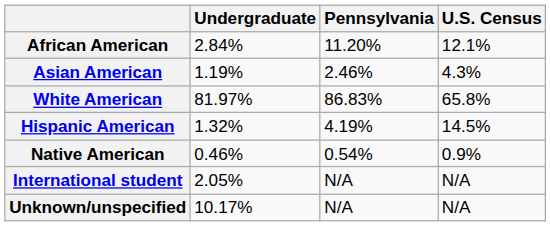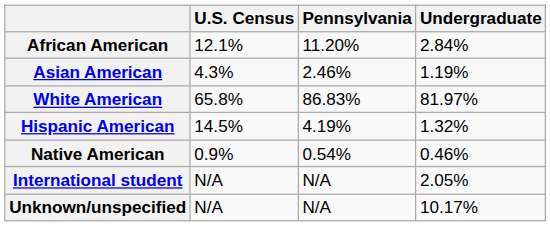columns swapped: (255, 18) <-> (492, 18)
